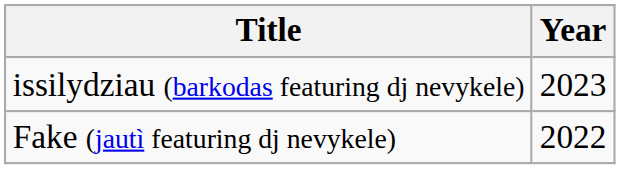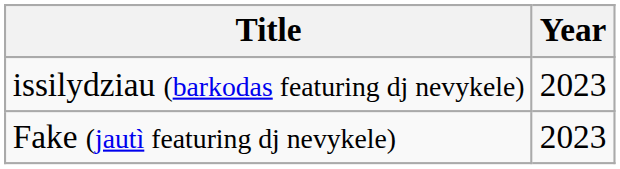(573, 136) 2022 -> (573, 136) 2023
